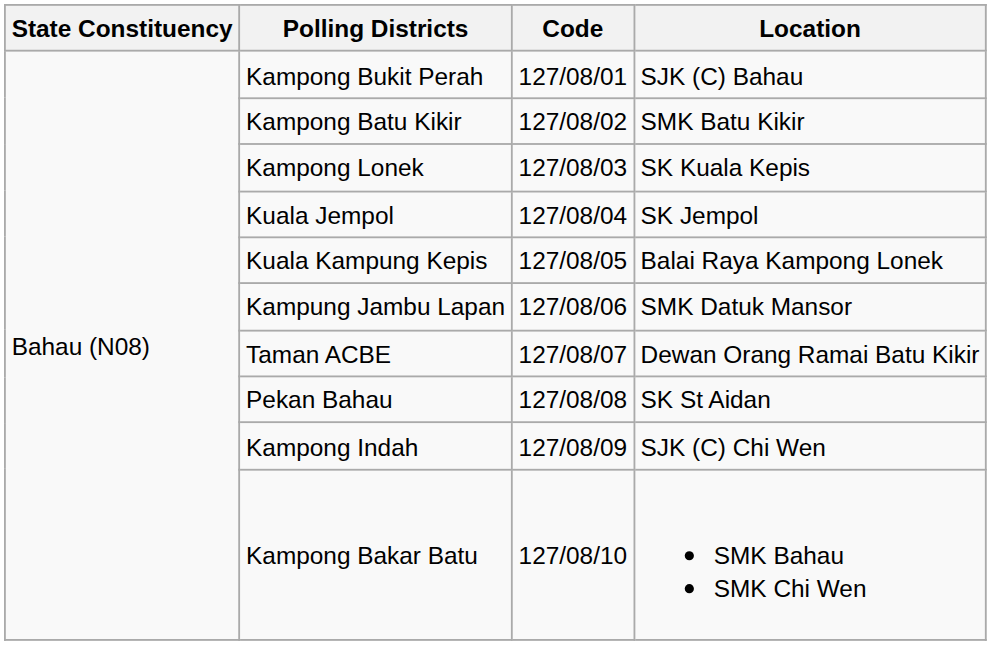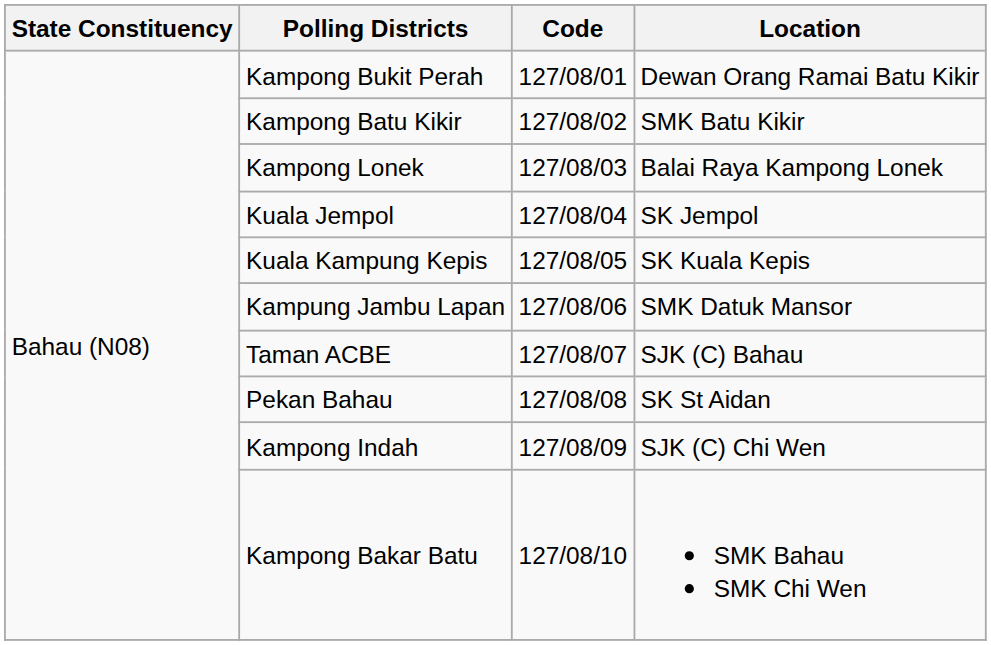(722, 75) SJK (C) Bahau -> (810, 75) Dewan Orang Ramai Batu Kikir
(725, 168) SK Kuala Kepis -> (792, 168) Balai Raya Kampong Lonek
(792, 261) Balai Raya Kampong Lonek -> (725, 261) SK Kuala Kepis
(810, 354) Dewan Orang Ramai Batu Kikir -> (722, 354) SJK (C) Bahau
